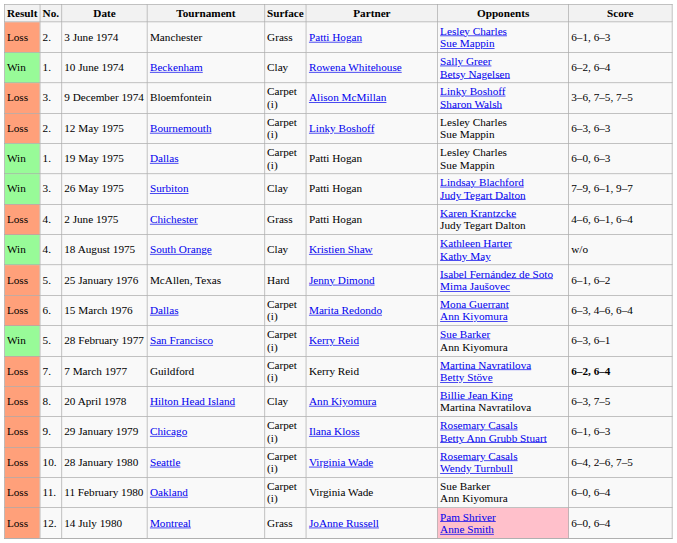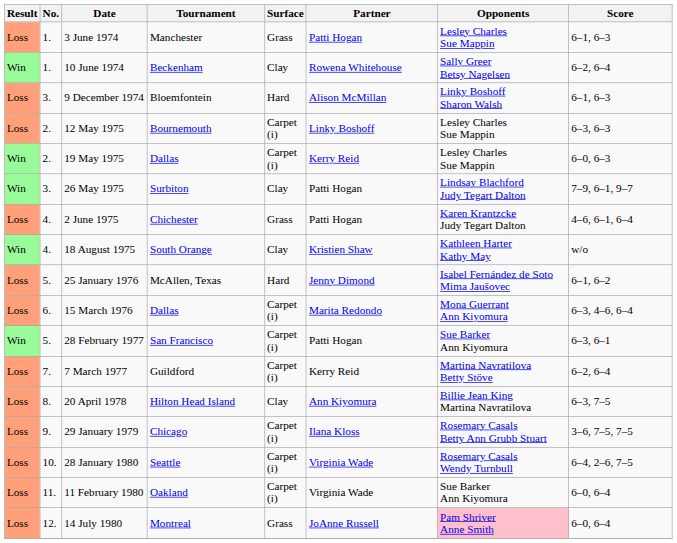(47, 37) 2. -> (47, 37) 1.
(282, 98) Carpet (i) -> (278, 98) Hard
(602, 98) 3–6, 7–5, 7–5 -> (591, 98) 6–1, 6–3
(47, 158) 1. -> (47, 158) 2.
(336, 158) Patti Hogan -> (334, 158) Kerry Reid
(334, 341) Kerry Reid -> (336, 341) Patti Hogan
(591, 371) bold -> (591, 371) normal
(591, 432) 6–1, 6–3 -> (602, 432) 3–6, 7–5, 7–5
